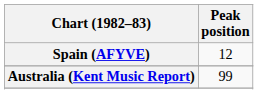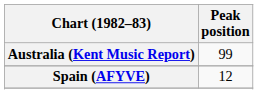rows swapped: (101, 76) <-> (101, 54)
